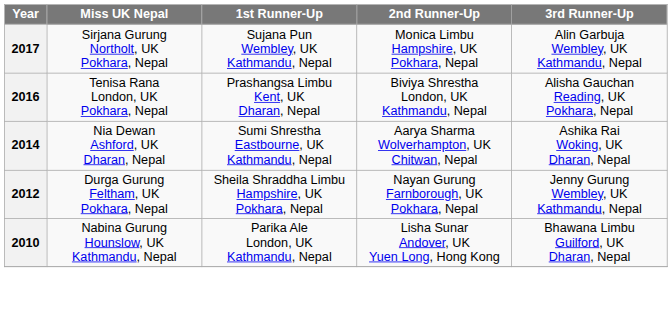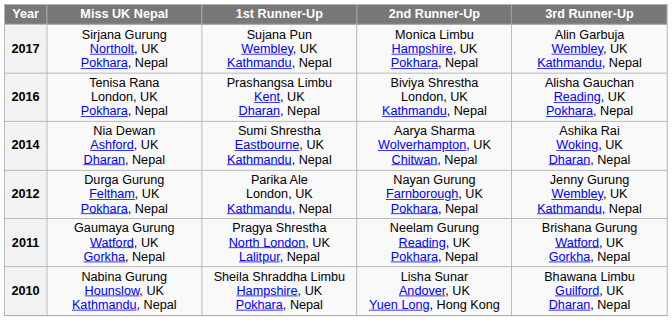(279, 194) Sheila Shraddha Limbu Hampshire, UK Pokhara, Nepal -> (279, 194) Parika Ale London, UK Kathmandu, Nepal
+ row: (26, 242)
(279, 242) Parika Ale London, UK Kathmandu, Nepal -> (279, 291) Sheila Shraddha Limbu Hampshire, UK Pokhara, Nepal
